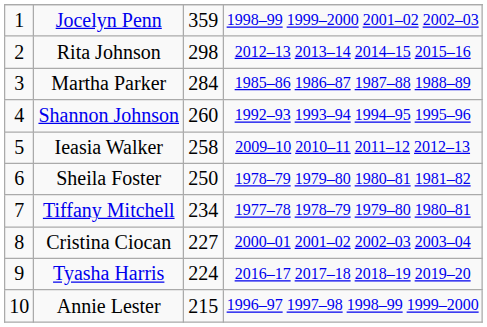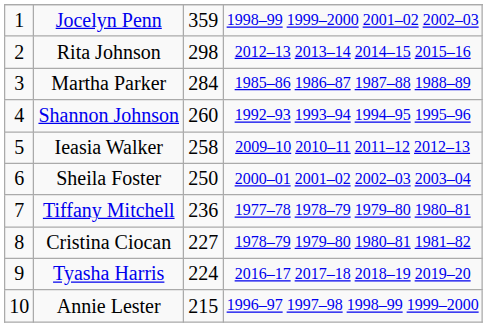(353, 178) 1978–79 1979–80 1980–81 1981–82 -> (353, 178) 2000–01 2001–02 2002–03 2003–04
(203, 210) 234 -> (203, 210) 236
(353, 242) 2000–01 2001–02 2002–03 2003–04 -> (353, 242) 1978–79 1979–80 1980–81 1981–82
